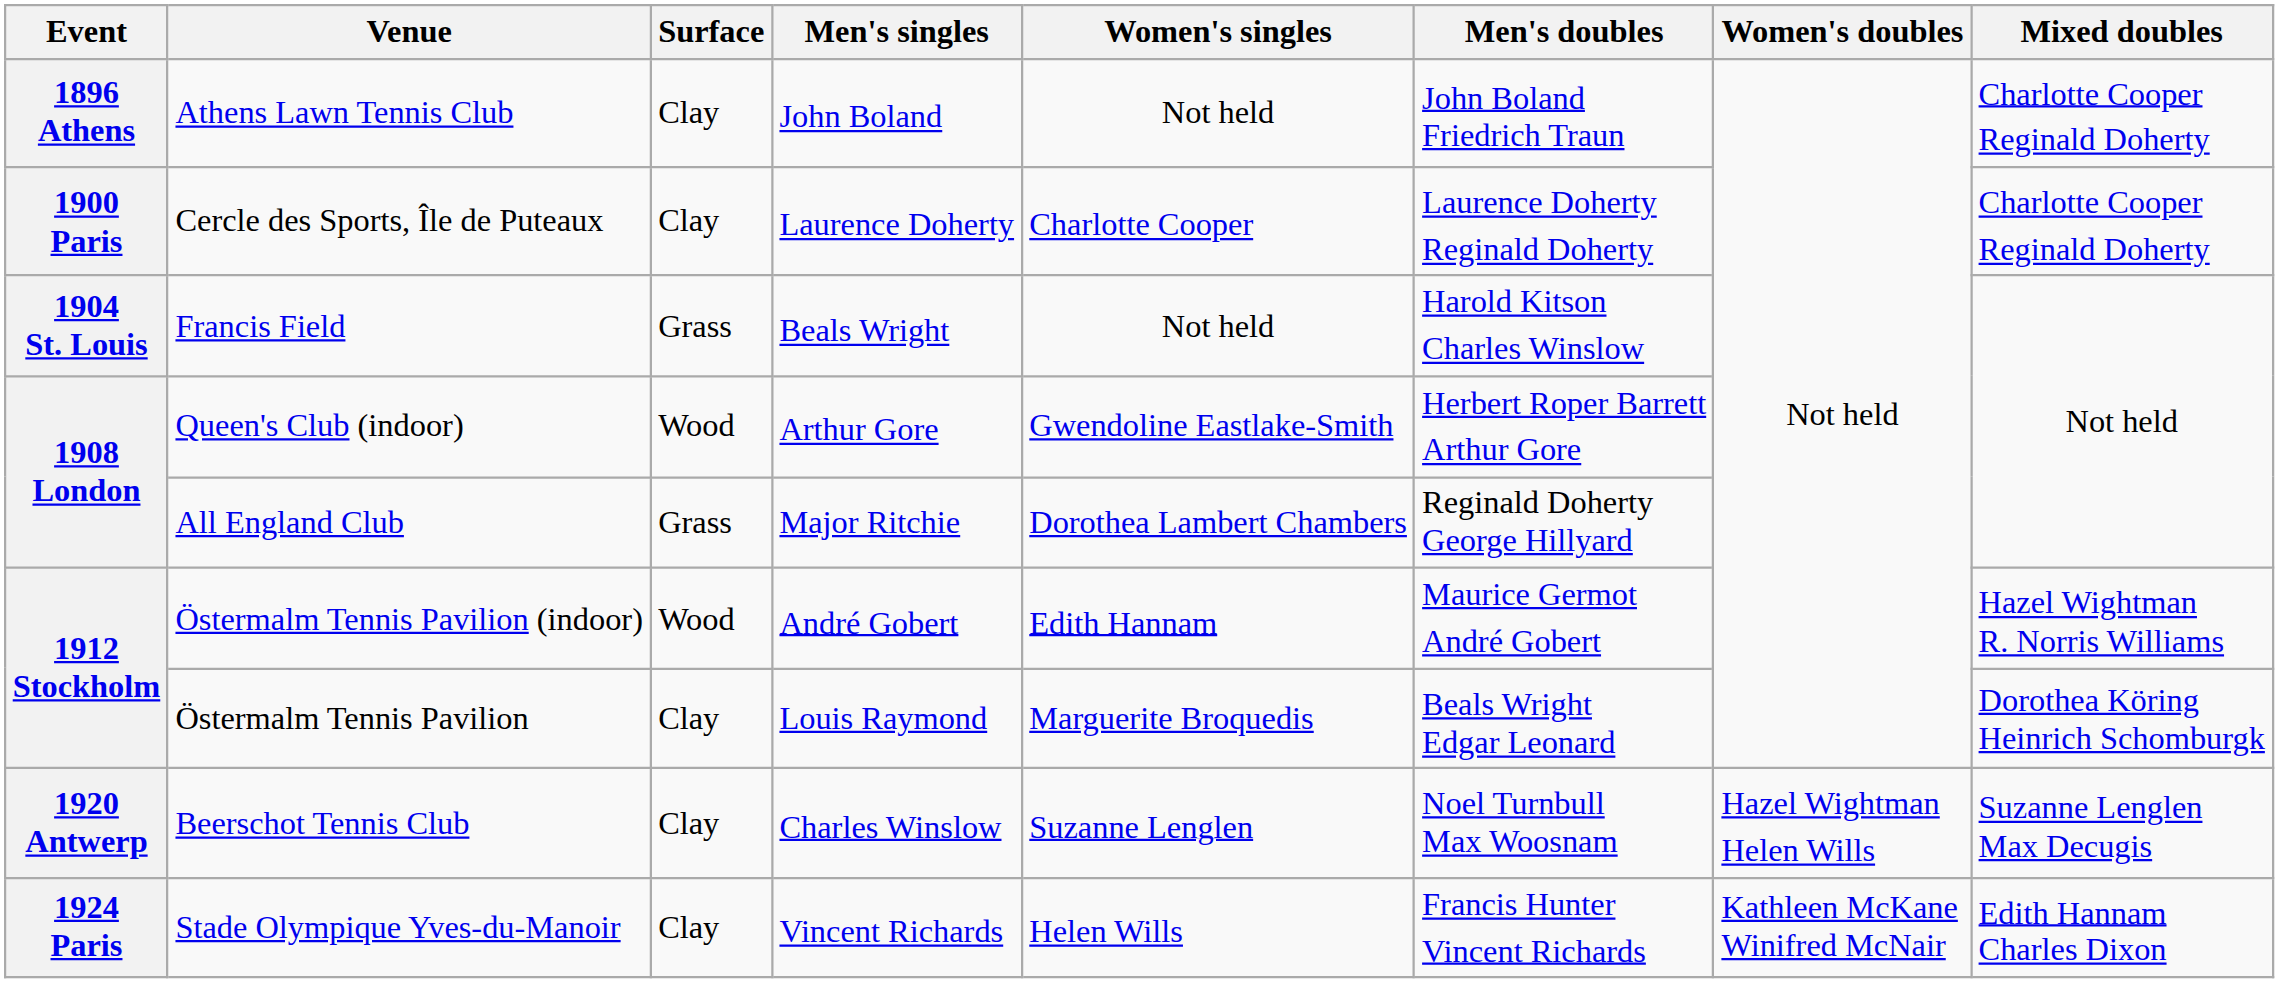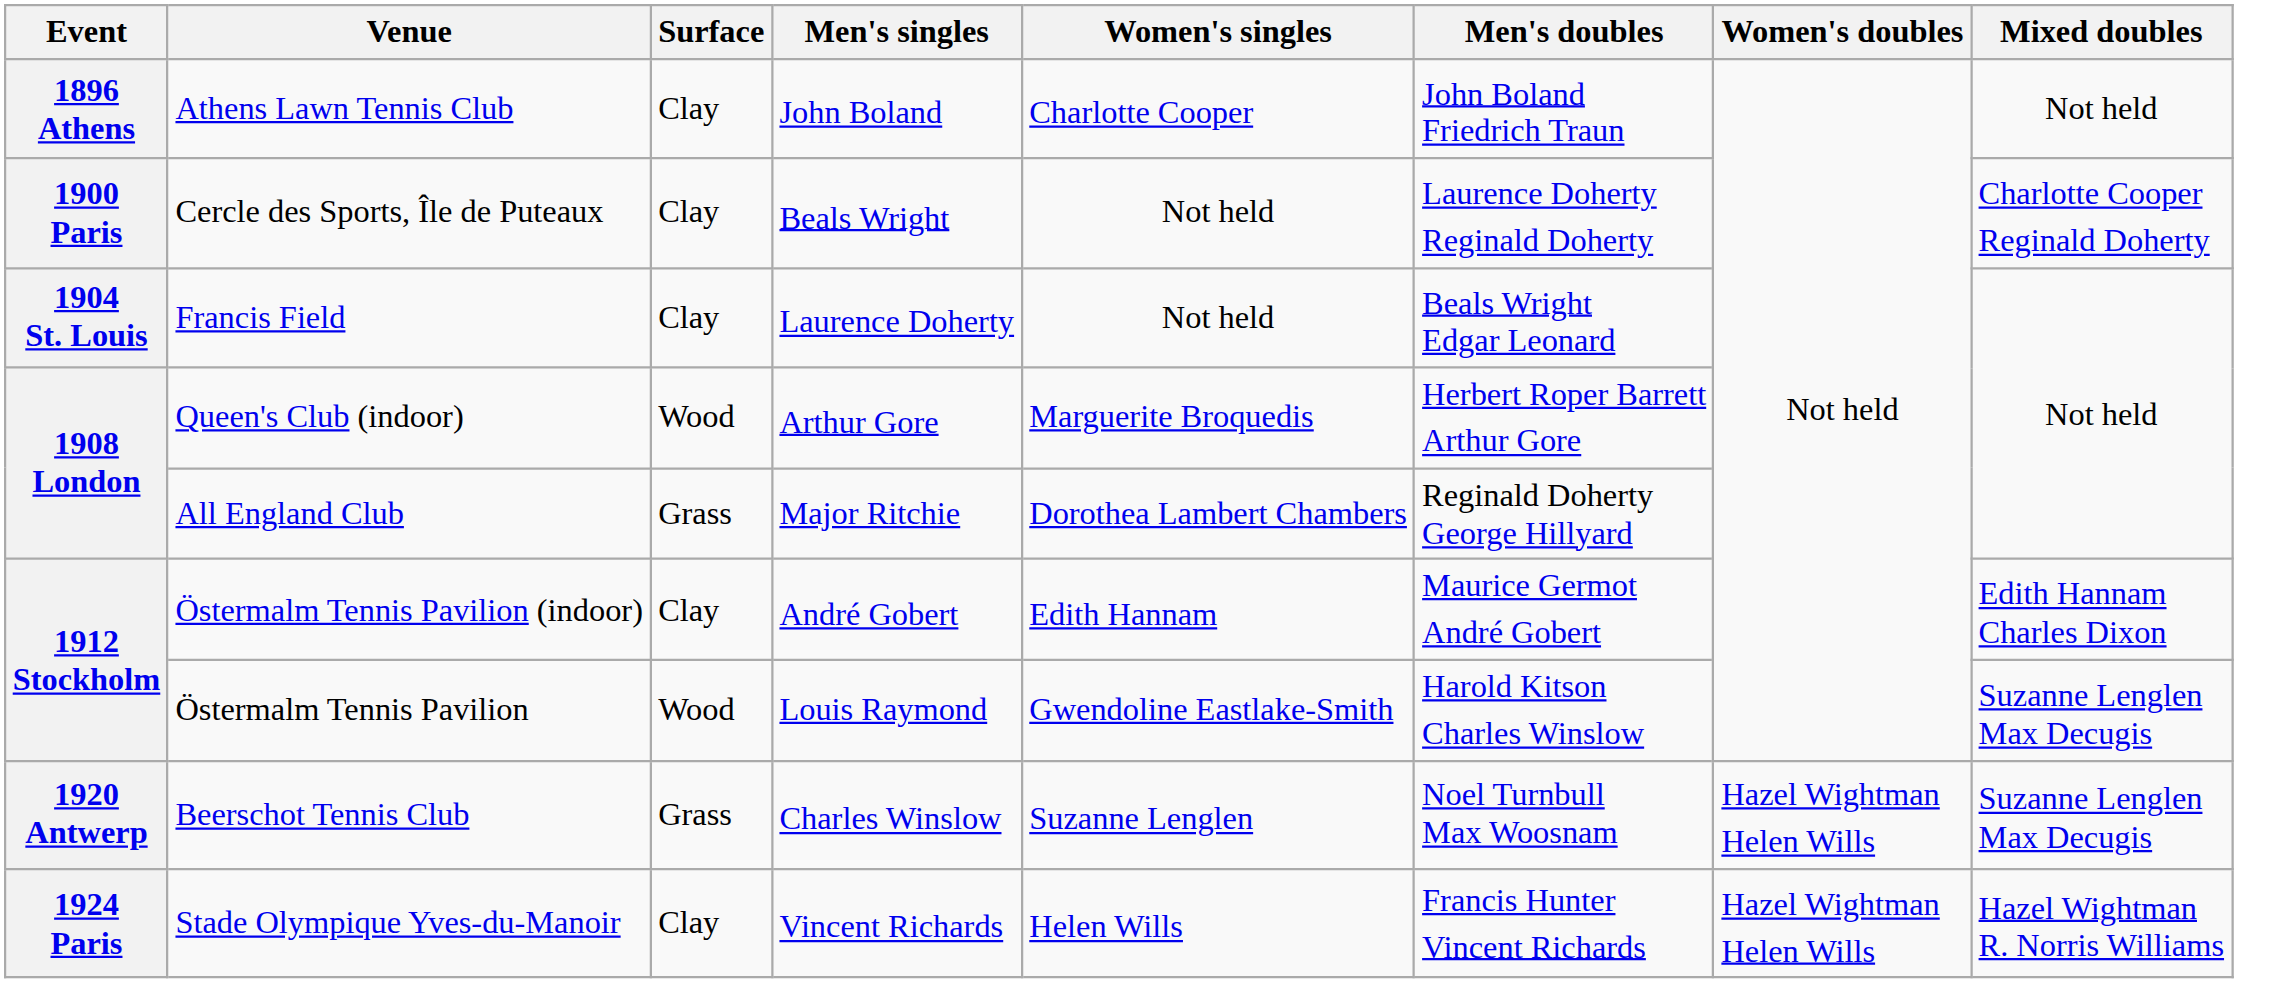(1218, 112) Not held -> (1141, 112) Charlotte Cooper
(2094, 116) Charlotte Cooper Reginald Doherty -> (2101, 108) Not held
(897, 225) Laurence Doherty -> (864, 217) Beals Wright
(1141, 225) Charlotte Cooper -> (1218, 212) Not held
(695, 325) Grass -> (689, 317) Clay
(864, 330) Beals Wright -> (897, 321) Laurence Doherty
(1533, 325) Harold Kitson Charles Winslow -> (1519, 321) Beals Wright Edgar Leonard
(1211, 426) Gwendoline Eastlake-Smith -> (1172, 417) Marguerite Broquedis
(696, 618) Wood -> (689, 609) Clay
(2101, 622) Hazel Wightman R. Norris Williams -> (2073, 613) Edith Hannam Charles Dixon
(689, 718) Clay -> (696, 709) Wood
(1172, 718) Marguerite Broquedis -> (1211, 709) Gwendoline Eastlake-Smith
(1519, 722) Beals Wright Edgar Leonard -> (1533, 709) Harold Kitson Charles Winslow
(2122, 718) Dorothea Köring Heinrich Schomburgk -> (2091, 714) Suzanne Lenglen Max Decugis
(689, 822) Clay -> (695, 814) Grass
(1840, 927) Kathleen McKane Winifred McNair -> (1831, 927) Hazel Wightman Helen Wills
(2073, 931) Edith Hannam Charles Dixon -> (2101, 927) Hazel Wightman R. Norris Williams
